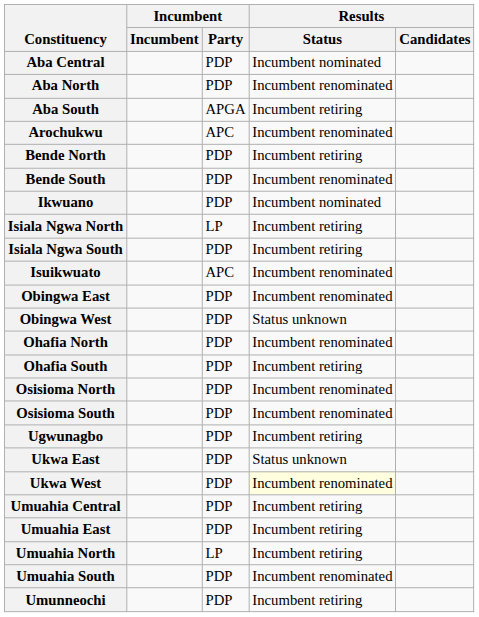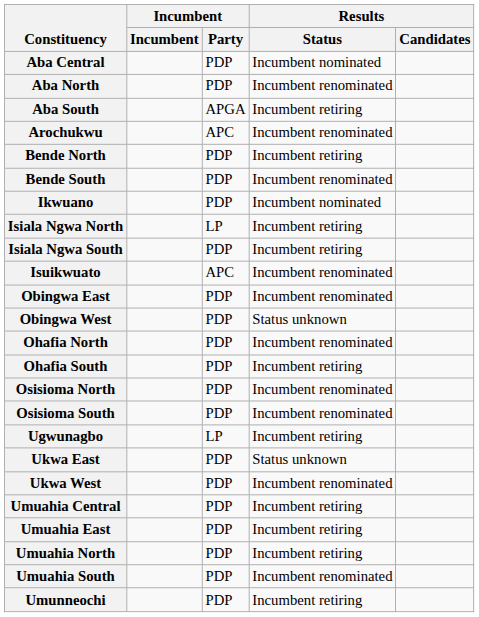(219, 436) PDP -> (214, 436) LP
(322, 483) lightyellow background -> (322, 483) no background
(214, 553) LP -> (219, 553) PDP
